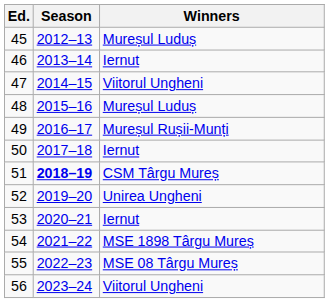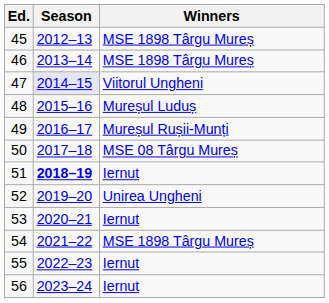(149, 39) Mureșul Luduș -> (178, 39) MSE 1898 Târgu Mureș
(121, 61) Iernut -> (178, 61) MSE 1898 Târgu Mureș
(64, 84) no background -> (64, 84) lavender background
(121, 151) Iernut -> (170, 151) MSE 08 Târgu Mureș
(161, 174) CSM Târgu Mureș -> (121, 174) Iernut
(170, 264) MSE 08 Târgu Mureș -> (121, 264) Iernut
(153, 286) Viitorul Ungheni -> (121, 286) Iernut
